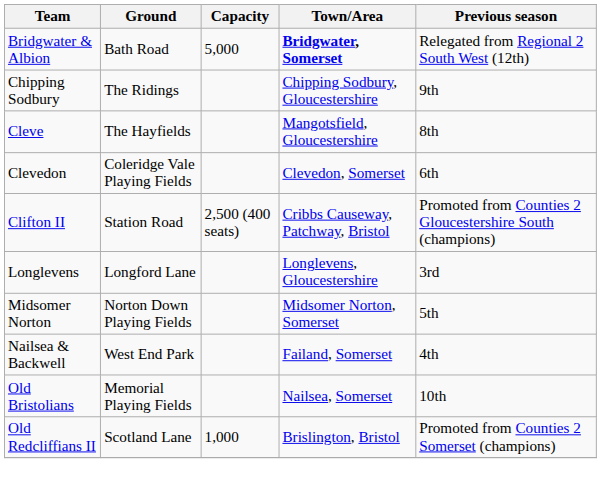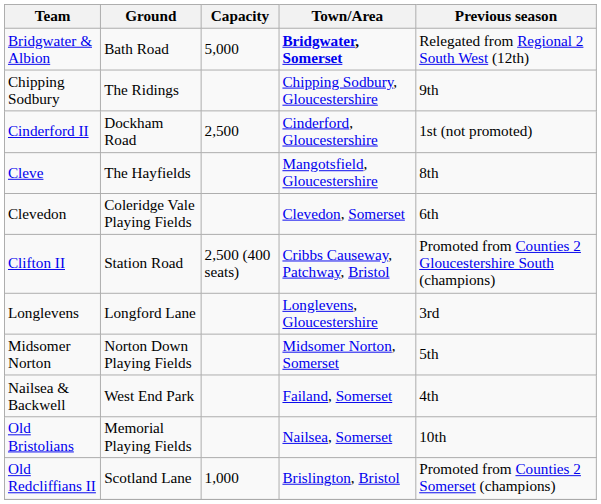+ row: (48, 131)
